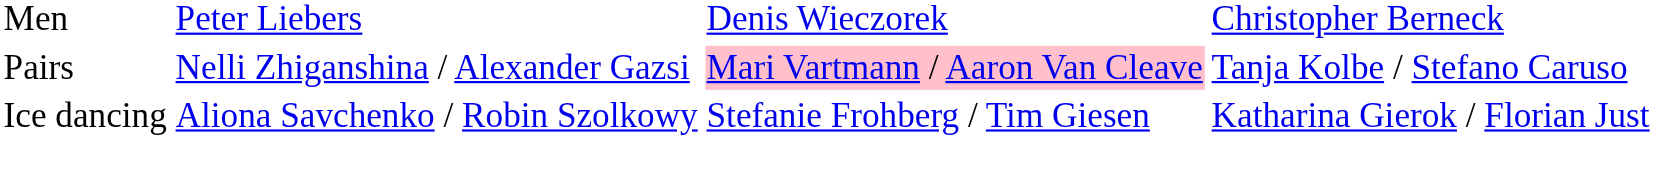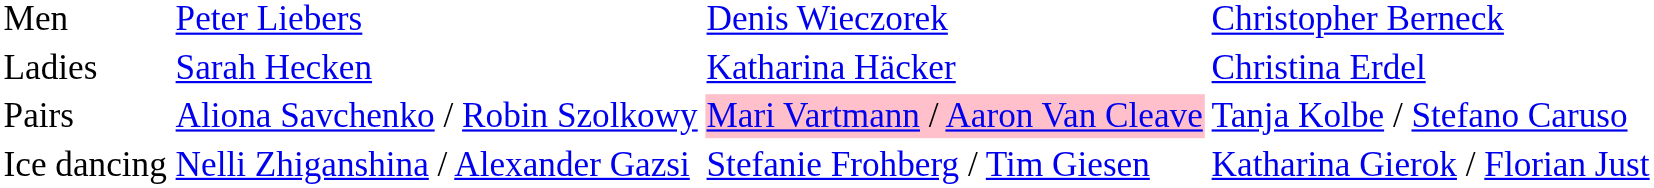+ row: (51, 67)
(433, 67) Nelli Zhiganshina / Alexander Gazsi -> (437, 115) Aliona Savchenko / Robin Szolkowy
(437, 115) Aliona Savchenko / Robin Szolkowy -> (433, 164) Nelli Zhiganshina / Alexander Gazsi
